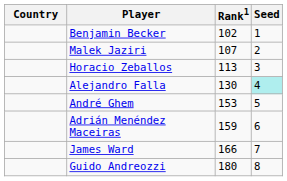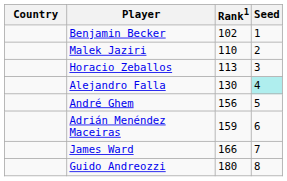(228, 51) 107 -> (228, 51) 110
(228, 103) 153 -> (228, 103) 156
